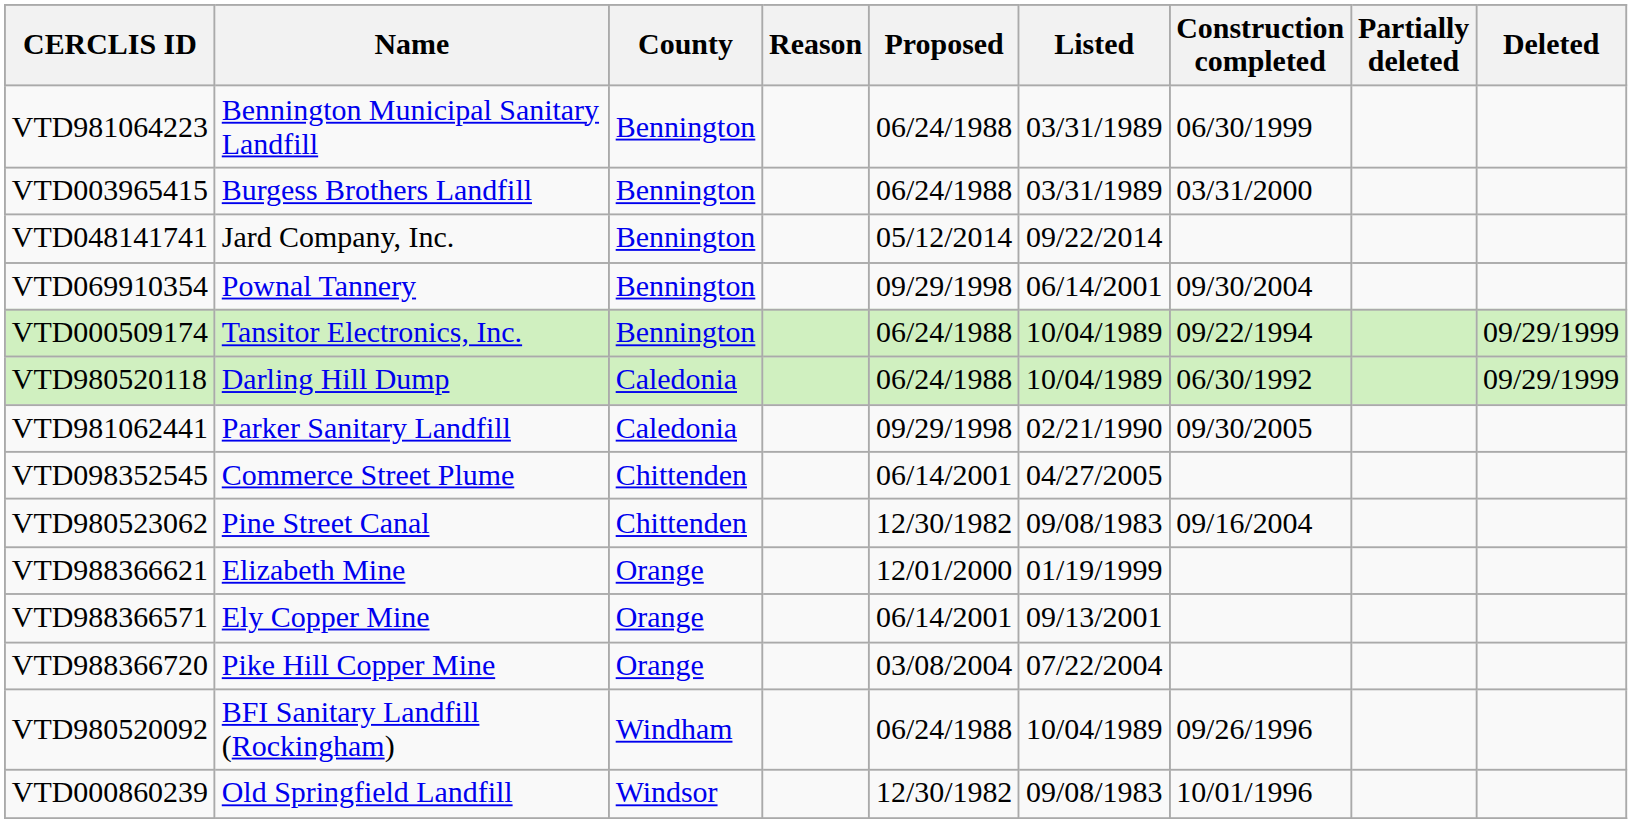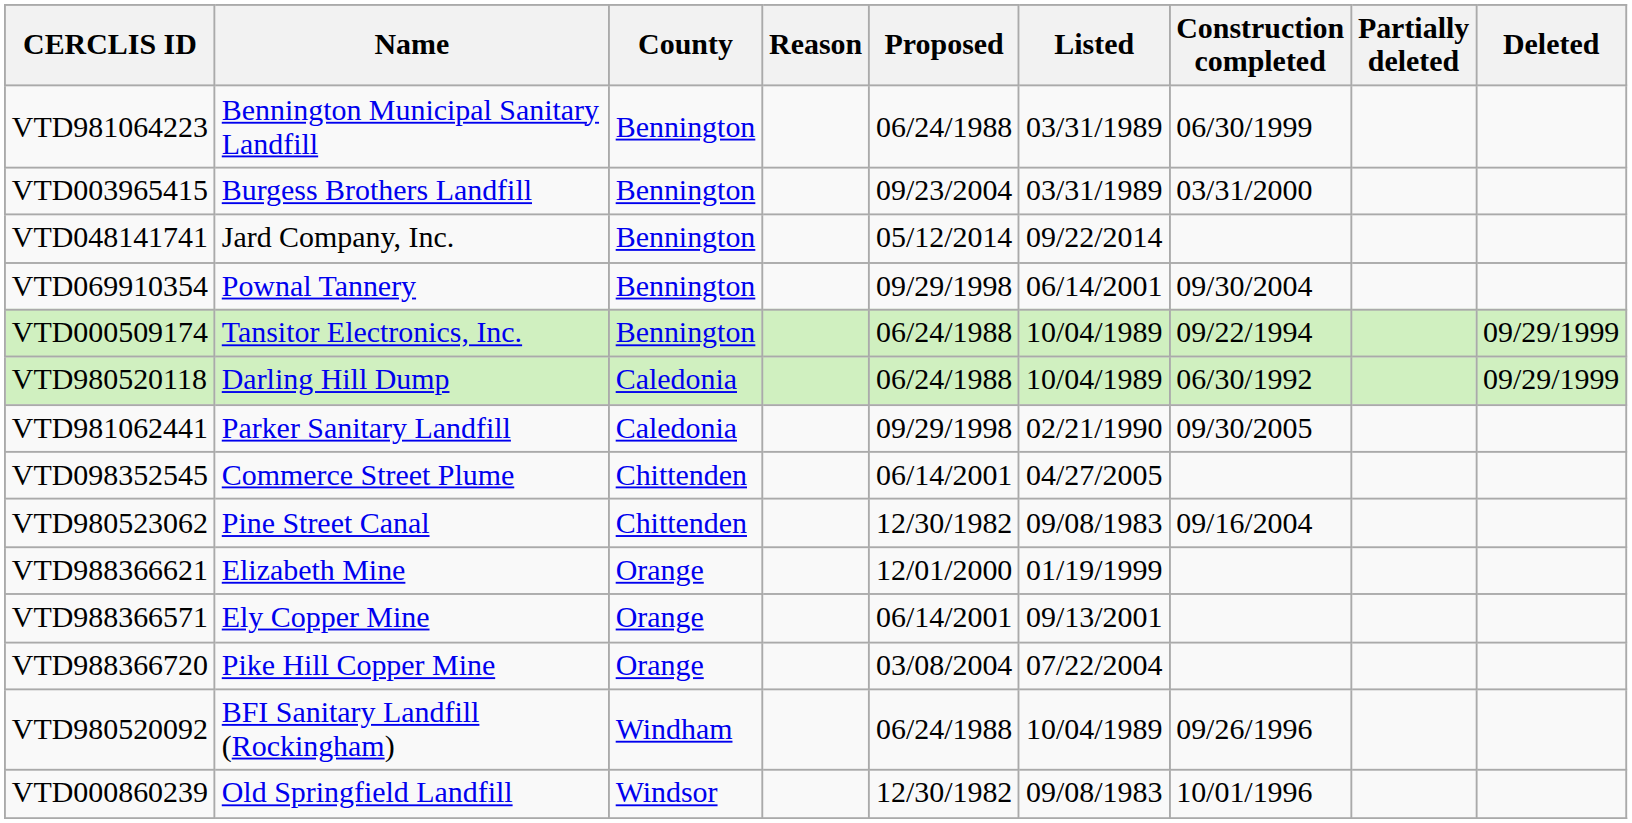(944, 190) 06/24/1988 -> (944, 190) 09/23/2004
